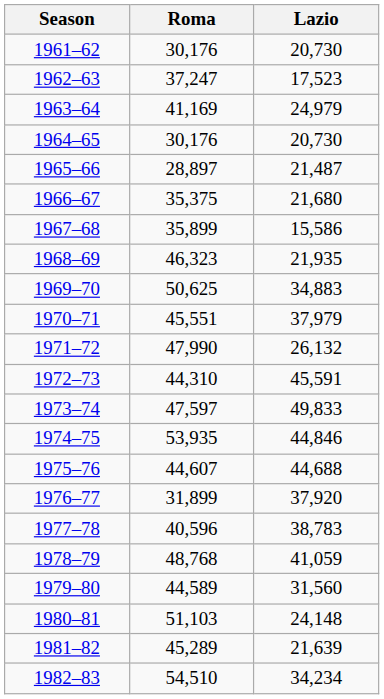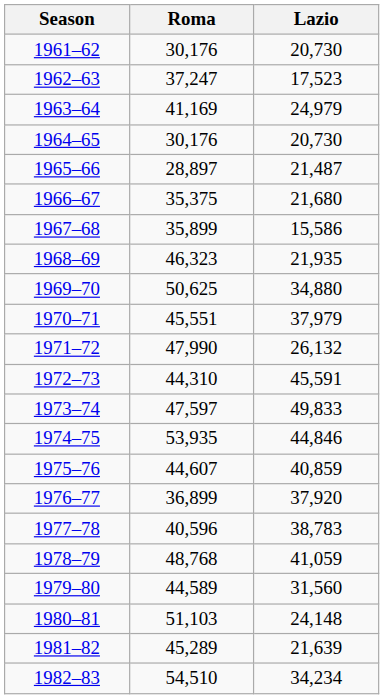(316, 288) 34,883 -> (316, 288) 34,880
(316, 468) 44,688 -> (316, 468) 40,859
(192, 498) 31,899 -> (192, 498) 36,899
